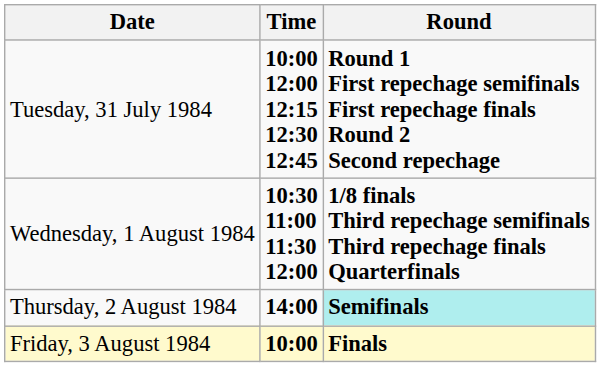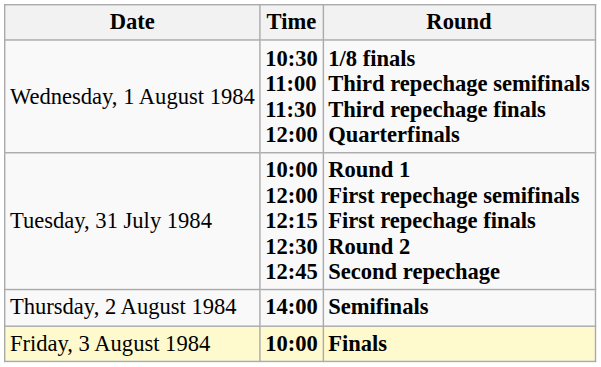rows swapped: (111, 108) <-> (132, 233)
(378, 307) paleturquoise background -> (378, 307) no background
